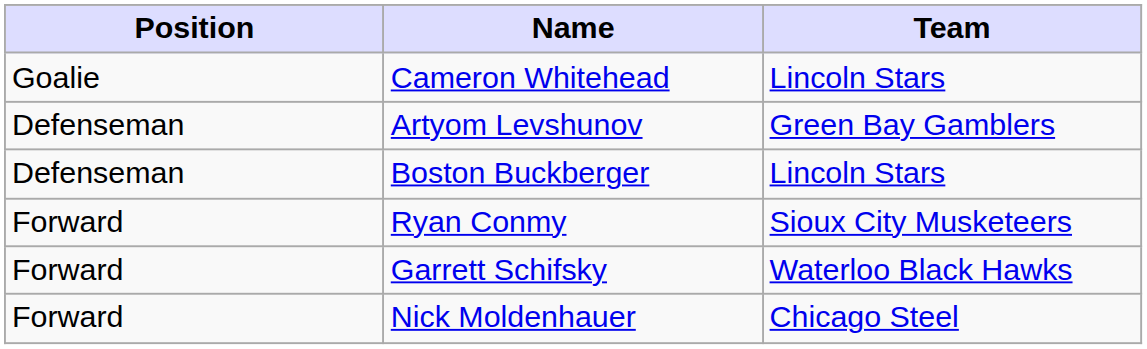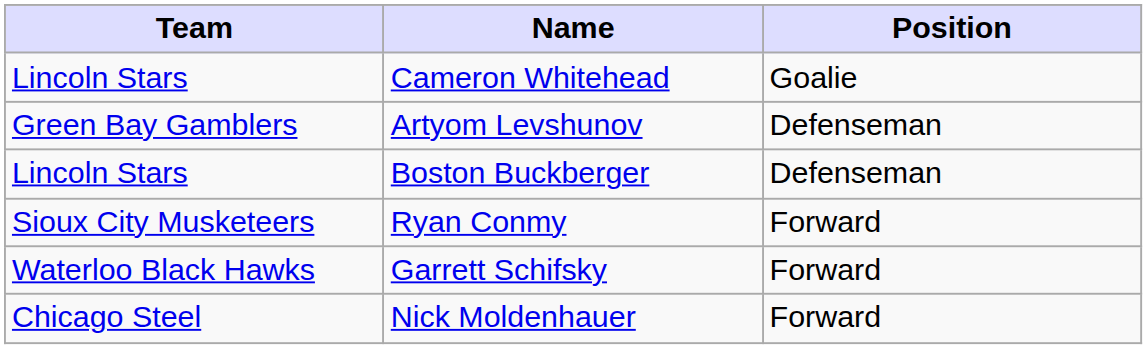columns swapped: (194, 28) <-> (952, 28)
